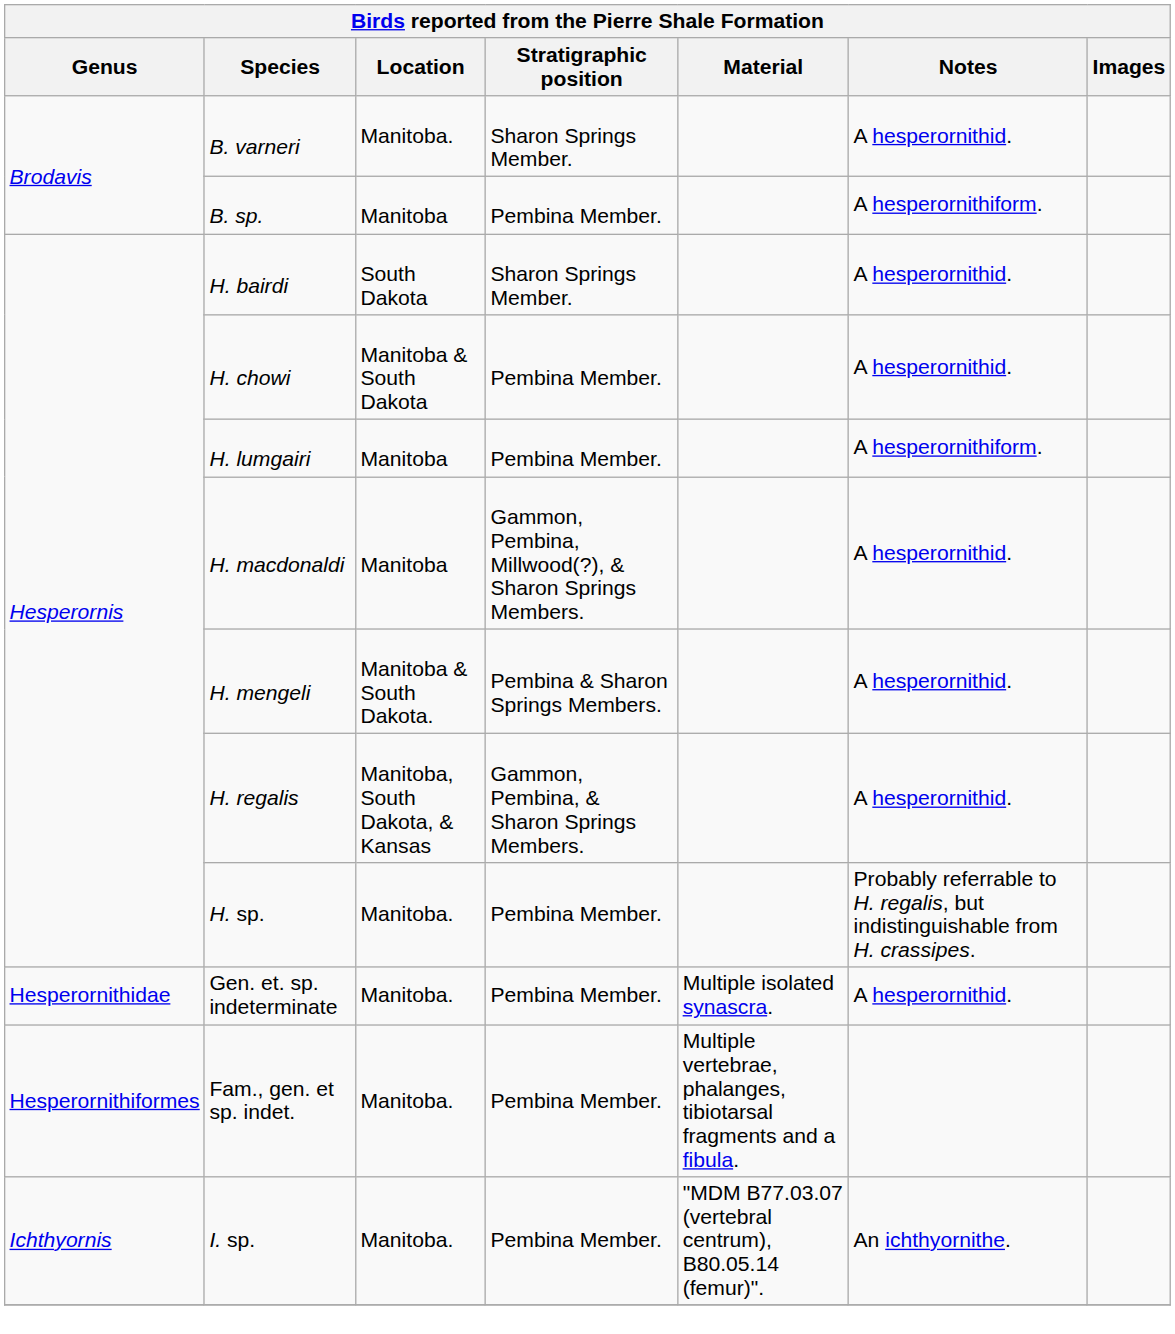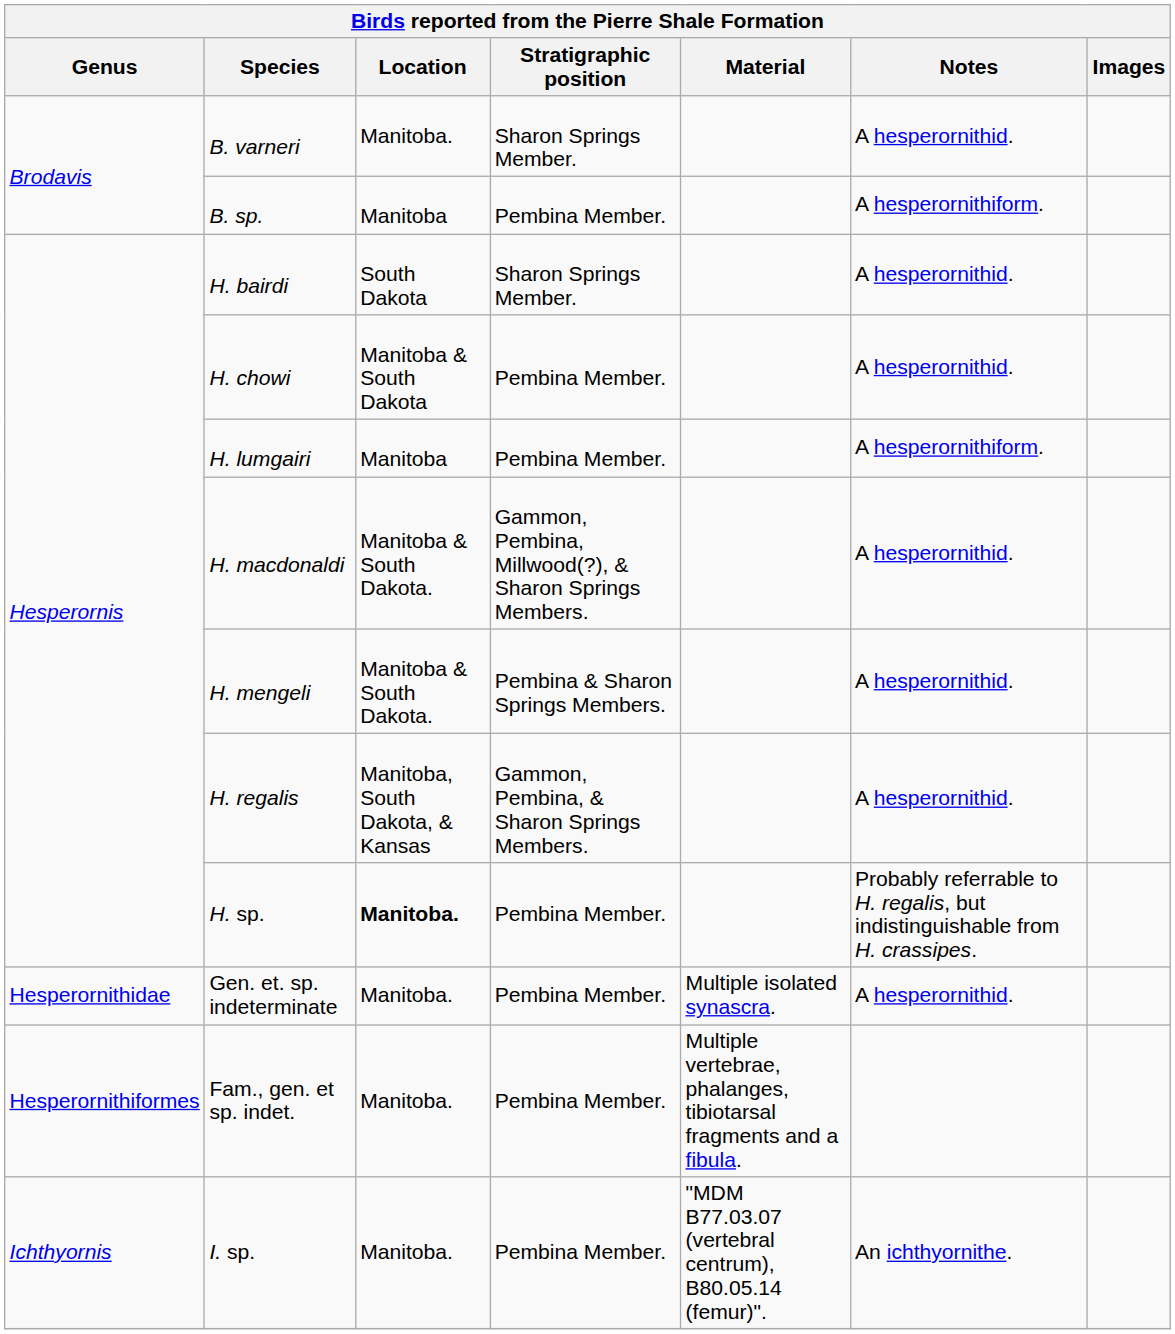(404, 564) Manitoba -> (414, 564) Manitoba & South Dakota.
(407, 914) normal -> (409, 914) bold
